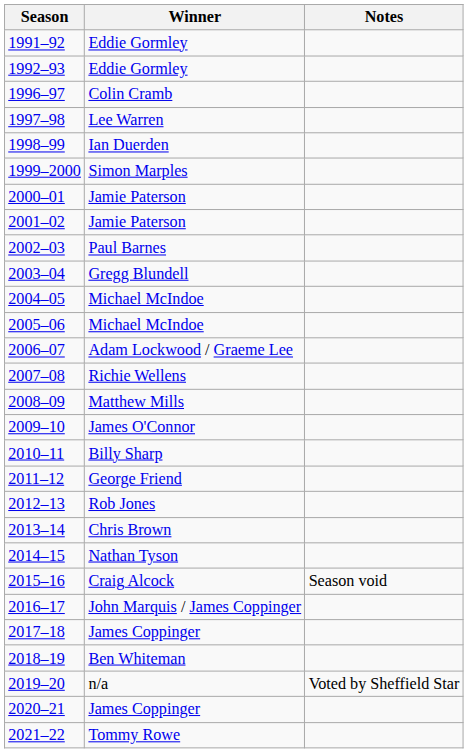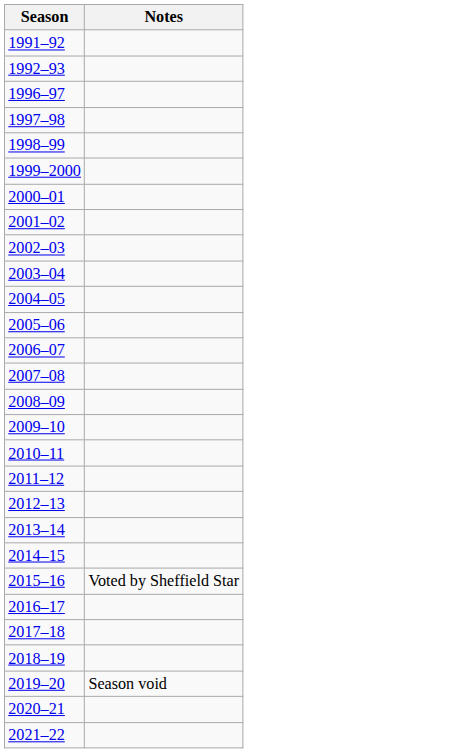- column: (195, 17)
(348, 581) Season void -> (164, 581) Voted by Sheffield Star
(384, 683) Voted by Sheffield Star -> (128, 683) Season void
